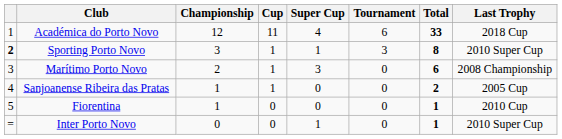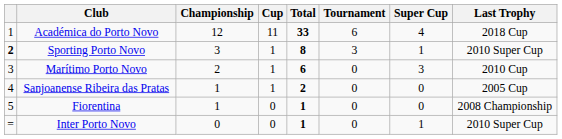columns swapped: (318, 13) <-> (436, 13)
(505, 69) 2008 Championship -> (505, 69) 2010 Cup
(505, 106) 2010 Cup -> (505, 106) 2008 Championship
